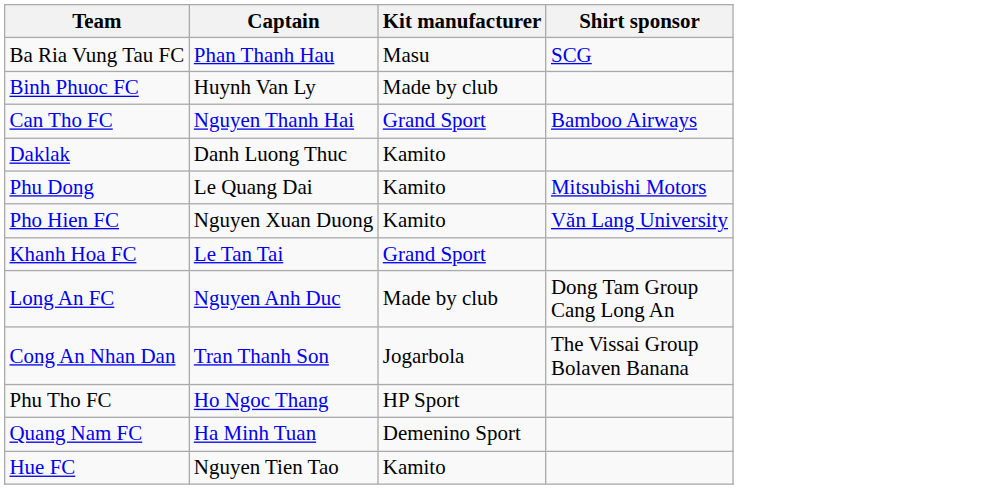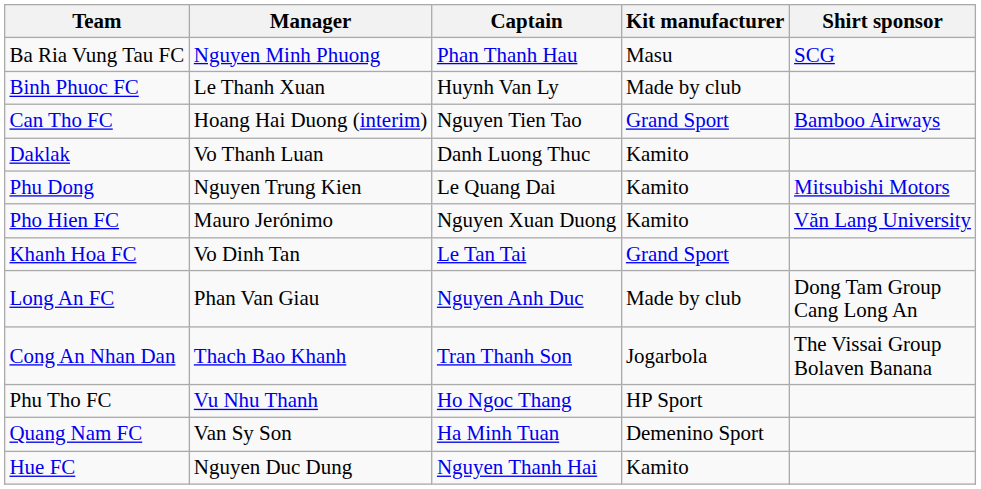+ column: (311, 21)
(274, 120) Nguyen Thanh Hai -> (509, 120) Nguyen Tien Tao
(266, 467) Nguyen Tien Tao -> (517, 467) Nguyen Thanh Hai
